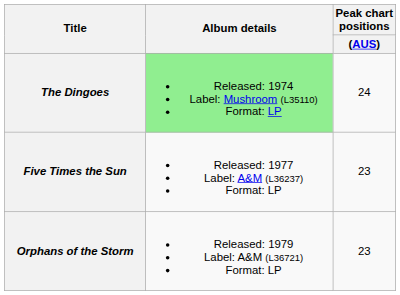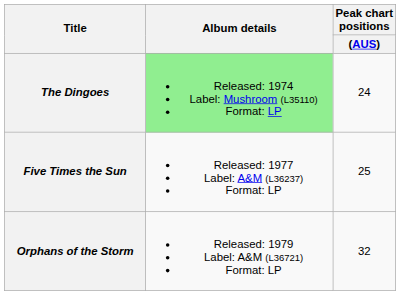(364, 171) 23 -> (364, 171) 25
(364, 251) 23 -> (364, 251) 32
